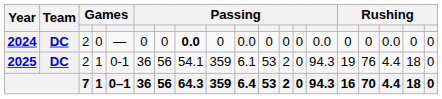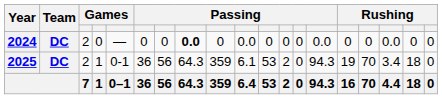(191, 62) 54.1 -> (191, 62) 64.3
(369, 62) 76 -> (369, 62) 70
(391, 62) 4.4 -> (391, 62) 3.4
